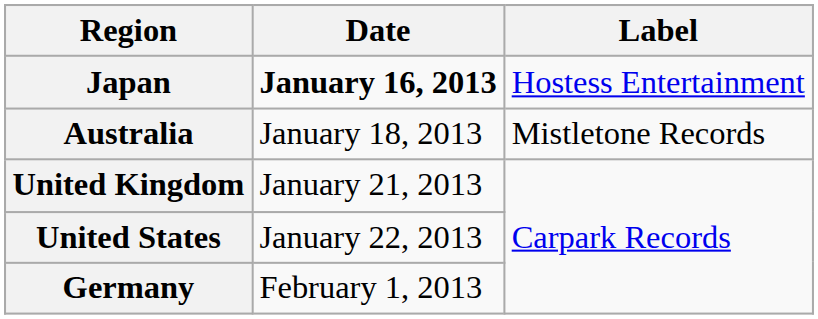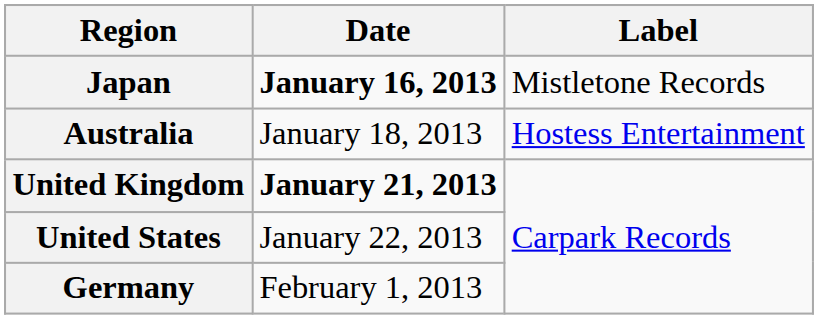(658, 81) Hostess Entertainment -> (638, 81) Mistletone Records
(638, 133) Mistletone Records -> (658, 133) Hostess Entertainment
(371, 184) normal -> (378, 184) bold
